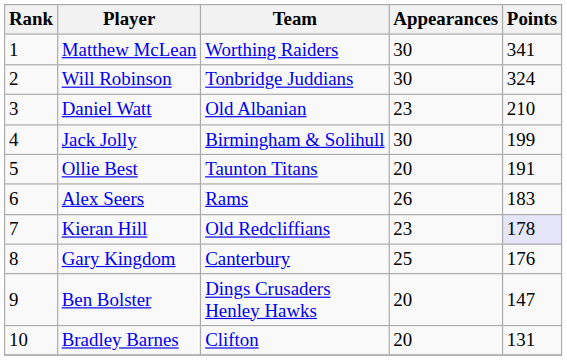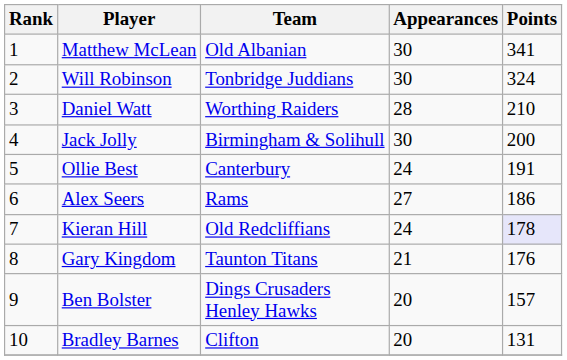(272, 49) Worthing Raiders -> (256, 49) Old Albanian
(256, 109) Old Albanian -> (272, 109) Worthing Raiders
(403, 109) 23 -> (403, 109) 28
(521, 139) 199 -> (521, 139) 200
(261, 169) Taunton Titans -> (248, 169) Canterbury
(403, 169) 20 -> (403, 169) 24
(403, 199) 26 -> (403, 199) 27
(521, 199) 183 -> (521, 199) 186
(403, 229) 23 -> (403, 229) 24
(248, 259) Canterbury -> (261, 259) Taunton Titans
(403, 259) 25 -> (403, 259) 21
(521, 299) 147 -> (521, 299) 157
